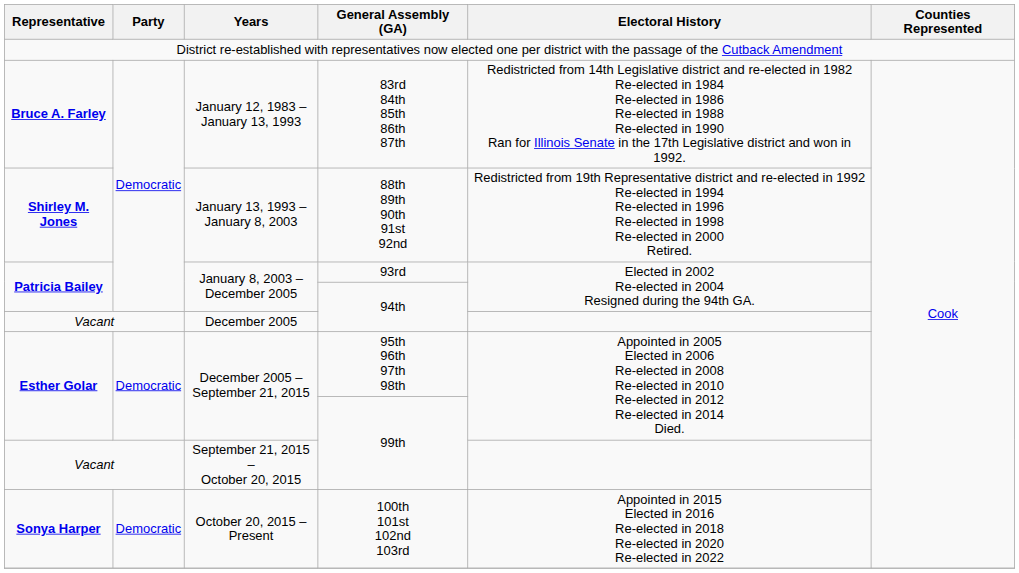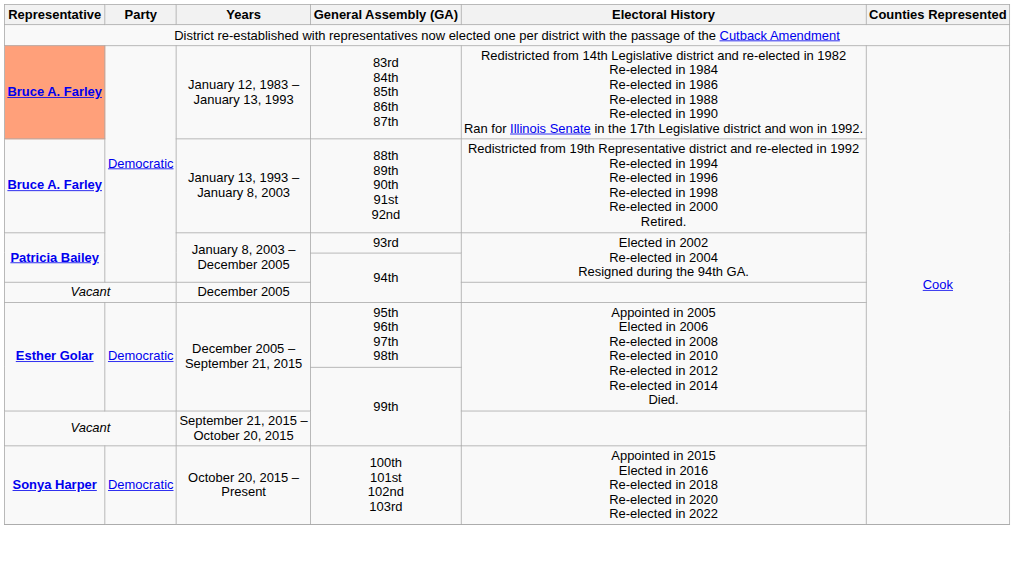(59, 114) no background -> (55, 92) lightsalmon background
(59, 214) Shirley M. Jones -> (55, 185) Bruce A. Farley
